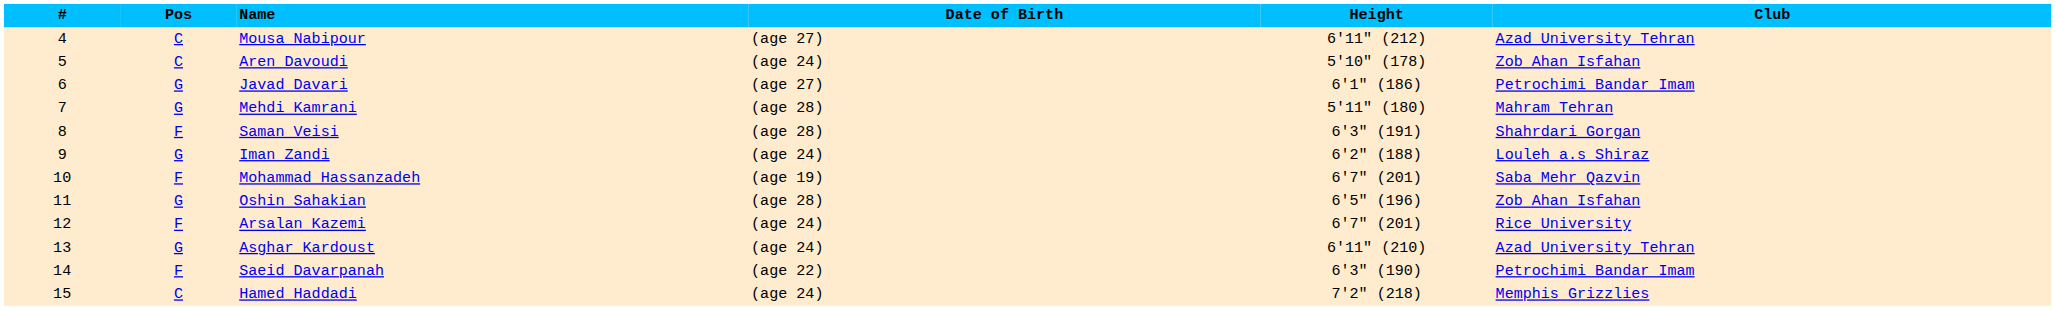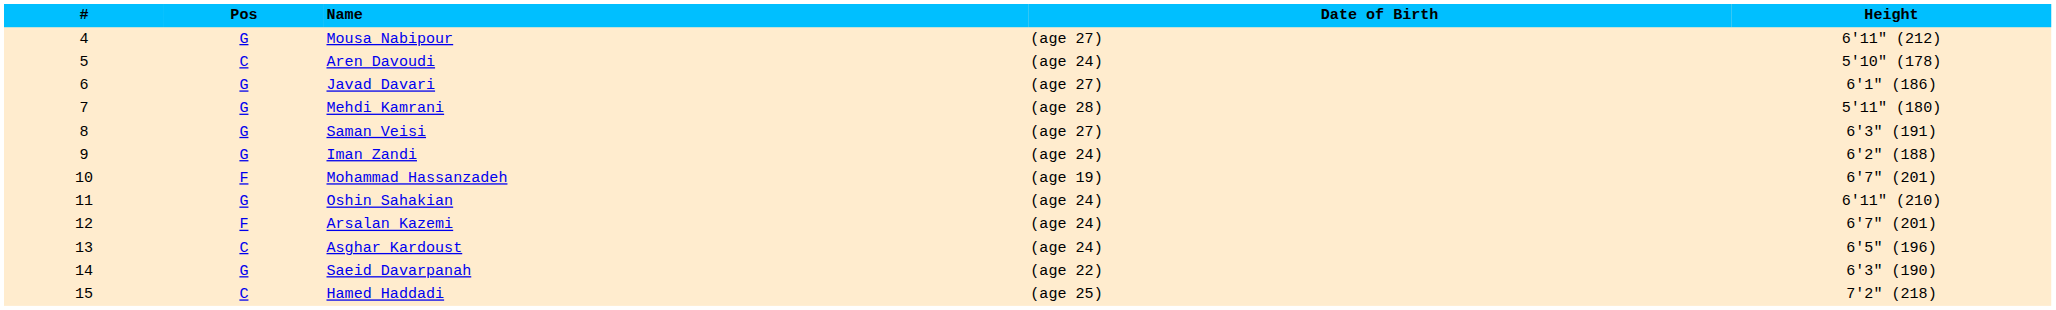- column: (1772, 16)
(178, 39) C -> (244, 39) G
(178, 132) F -> (244, 132) G
(787, 132) (age 28) -> (1066, 132) (age 27)
(787, 201) (age 28) -> (1066, 201) (age 24)
(1377, 201) 6'5" (196) -> (1891, 201) 6'11" (210)
(178, 248) G -> (244, 248) C
(1377, 248) 6'11" (210) -> (1891, 248) 6'5" (196)
(178, 271) F -> (244, 271) G
(787, 294) (age 24) -> (1066, 294) (age 25)
